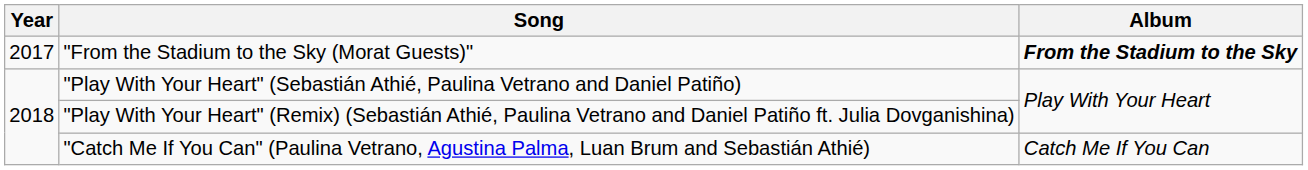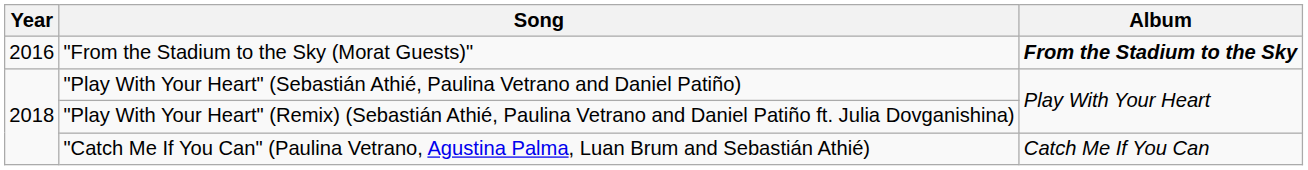(32, 52) 2017 -> (32, 52) 2016
